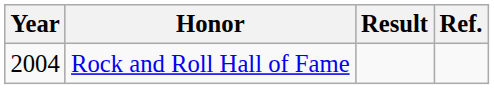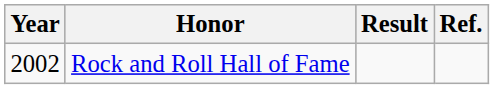(35, 63) 2004 -> (35, 63) 2002
